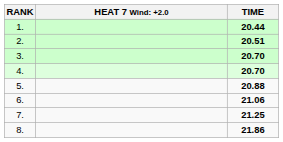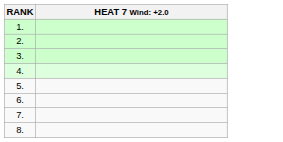- column: (253, 12)
